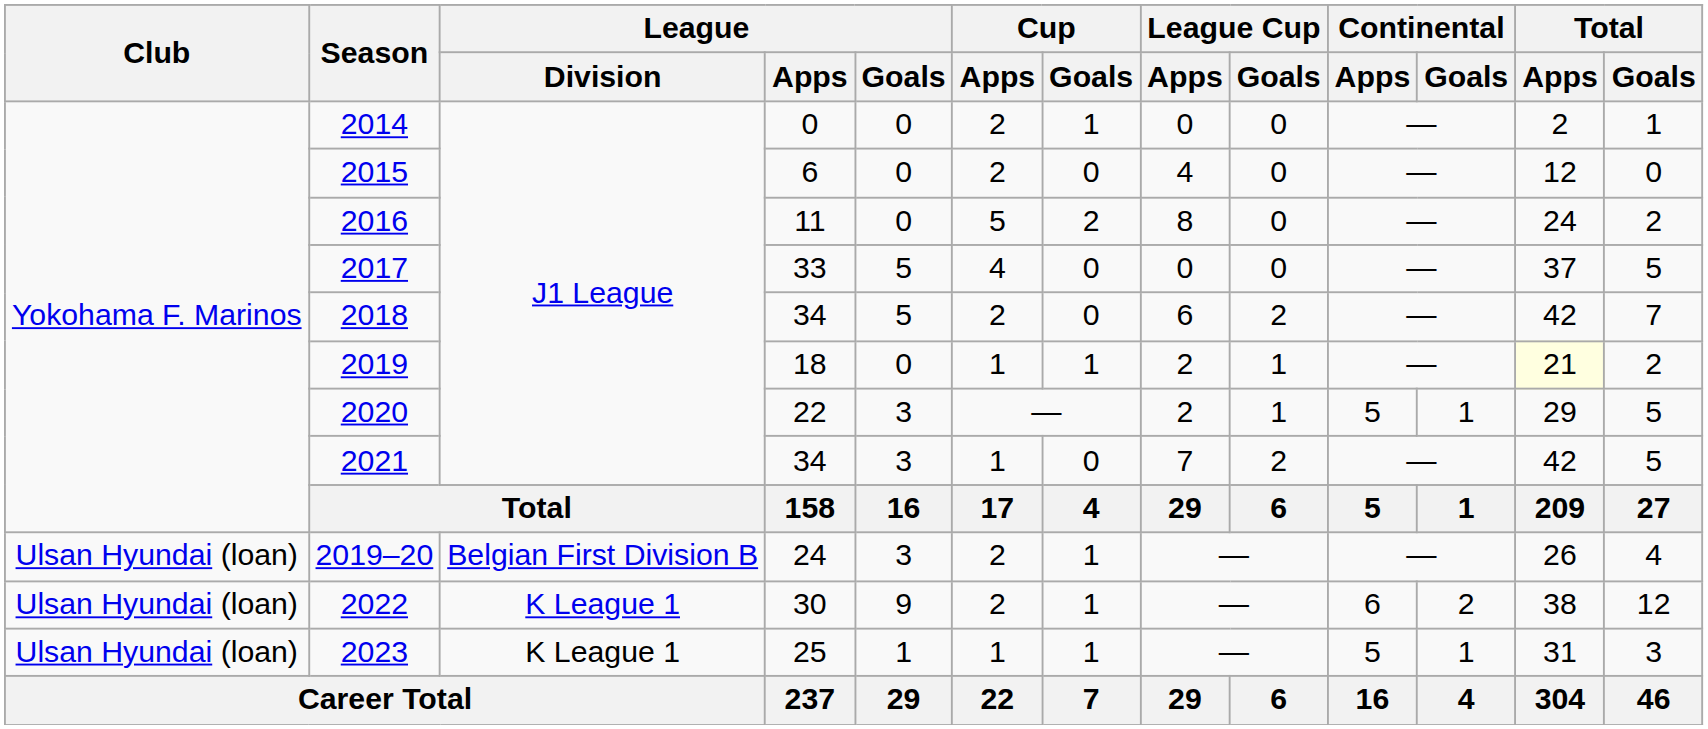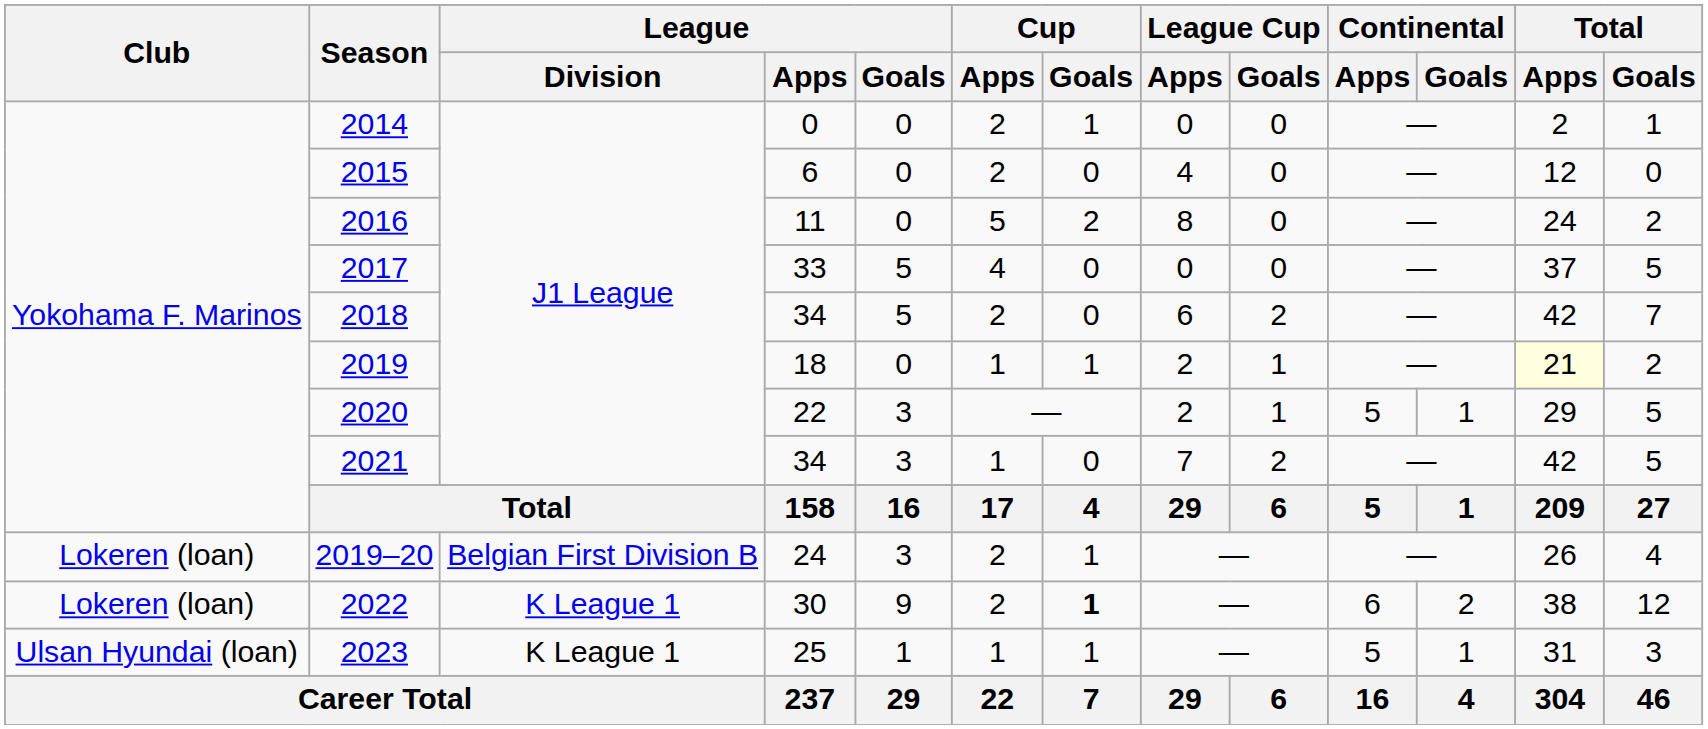(157, 556) Ulsan Hyundai (loan) -> (157, 556) Lokeren (loan)
(157, 603) Ulsan Hyundai (loan) -> (157, 603) Lokeren (loan)
(1091, 603) normal -> (1091, 603) bold
